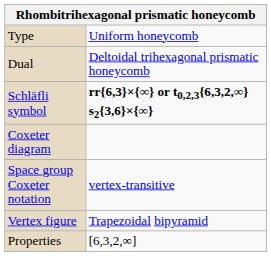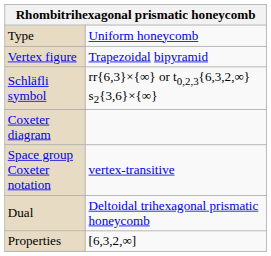rows swapped: (42, 220) <-> (21, 64)
(169, 103) bold -> (169, 88) normal
